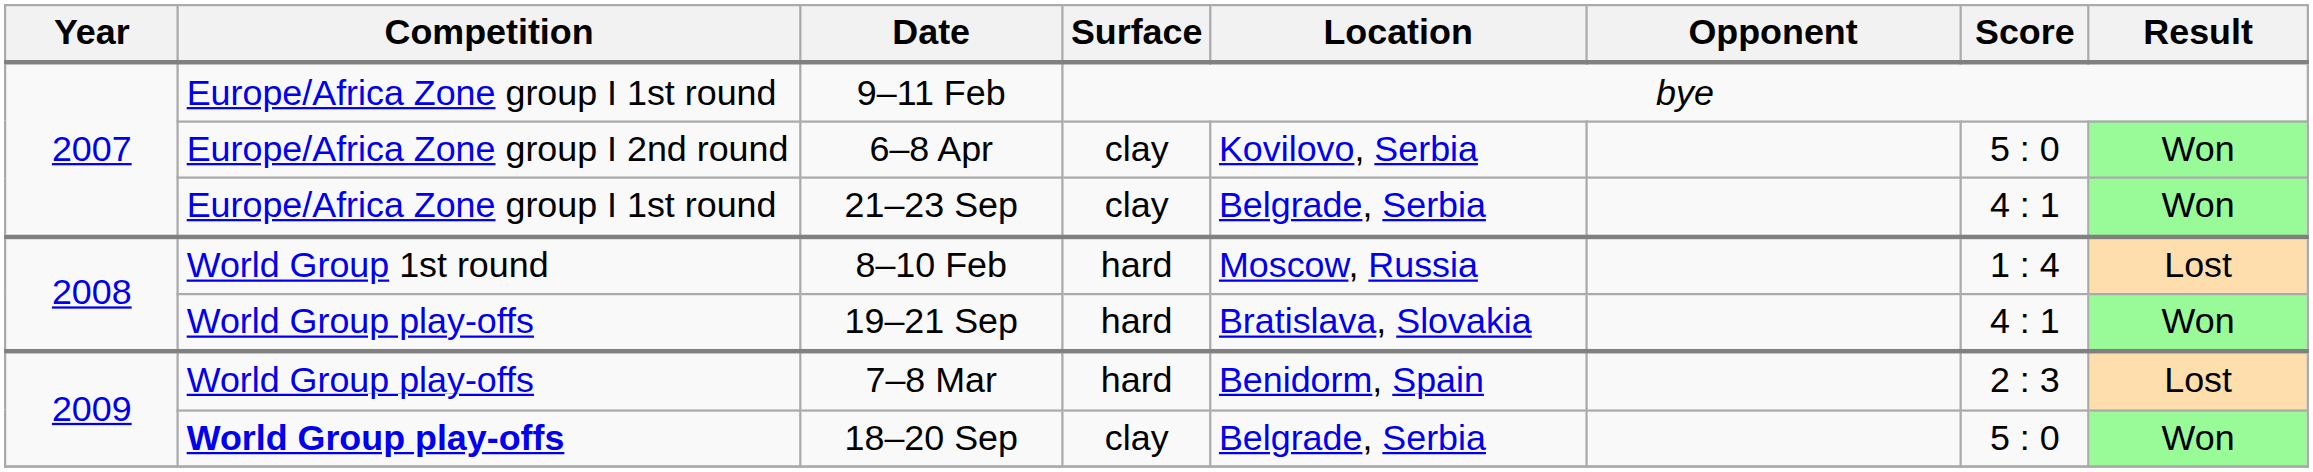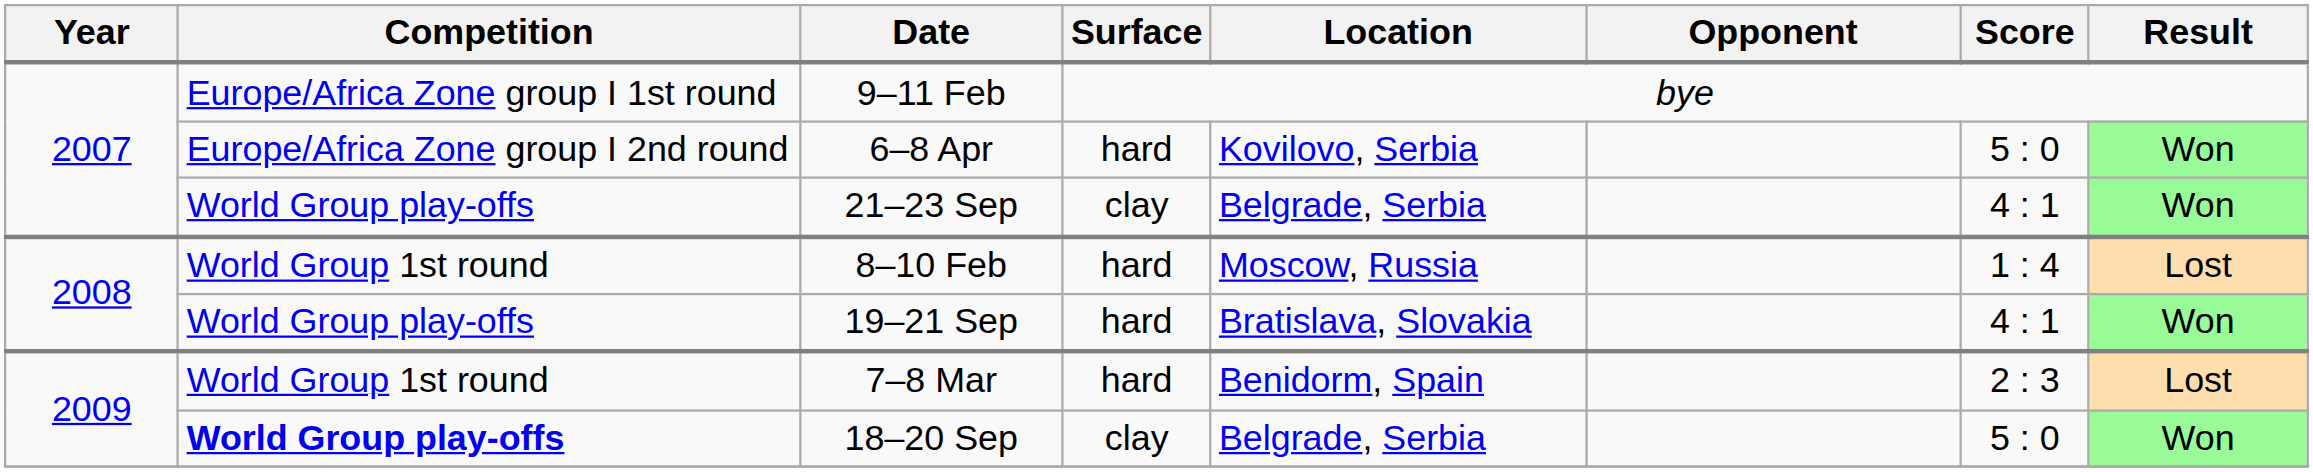(1137, 148) clay -> (1137, 148) hard
(482, 205) Europe/Africa Zone group I 1st round -> (360, 205) World Group play-offs
(360, 380) World Group play-offs -> (368, 380) World Group 1st round
